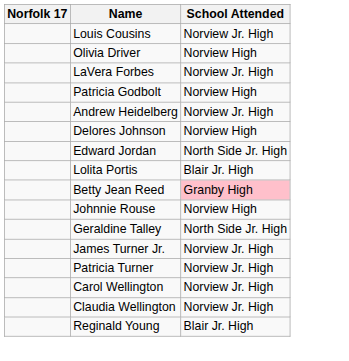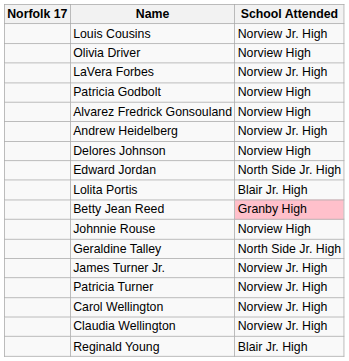+ row: (153, 111)
